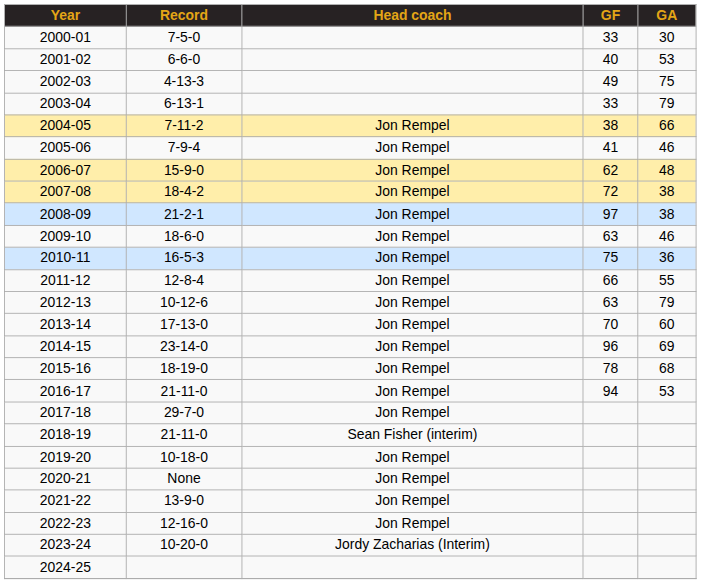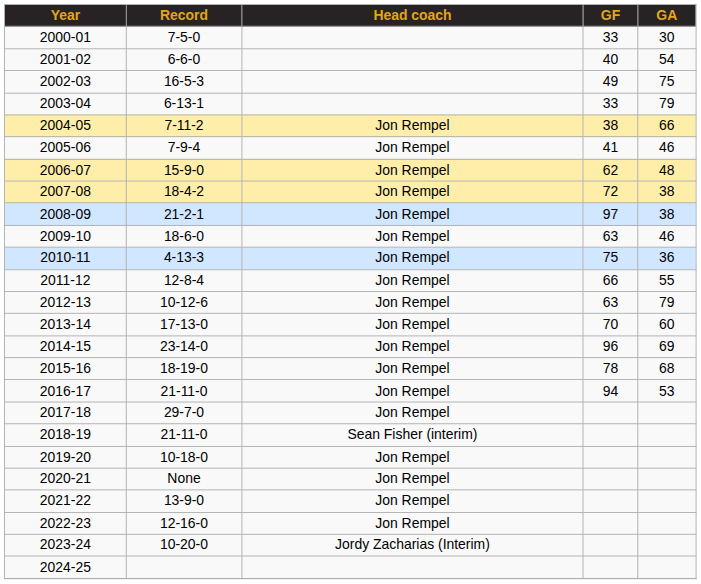(667, 59) 53 -> (667, 59) 54
(184, 81) 4-13-3 -> (184, 81) 16-5-3
(184, 258) 16-5-3 -> (184, 258) 4-13-3
